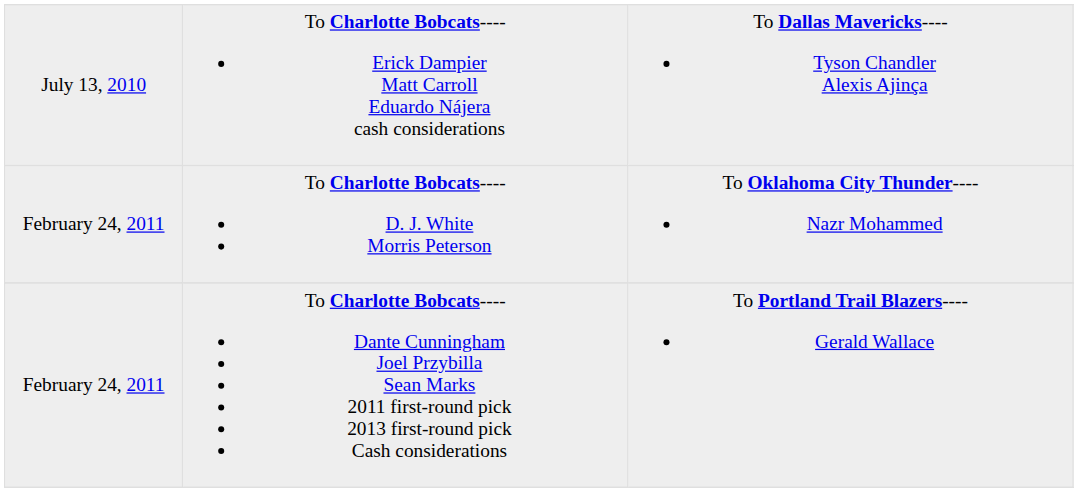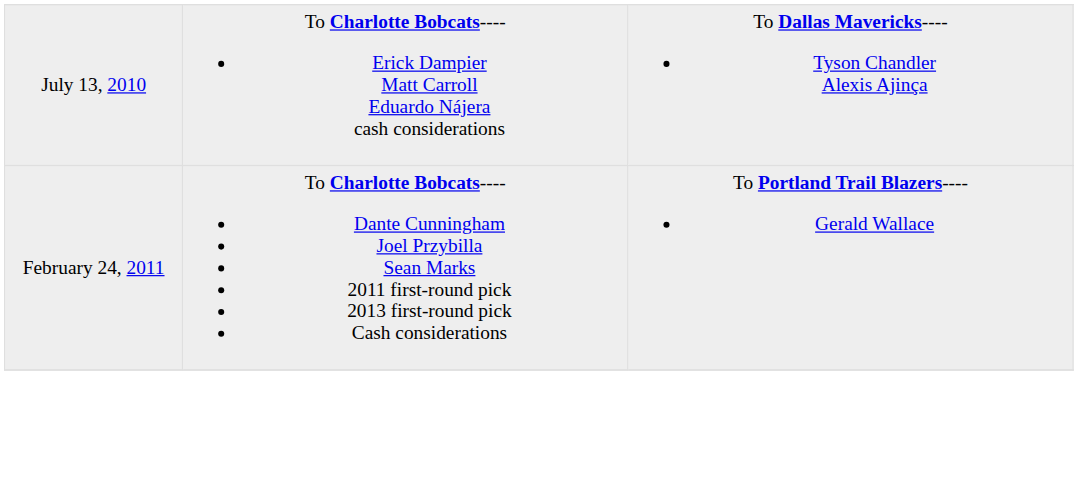- row: (405, 215)
